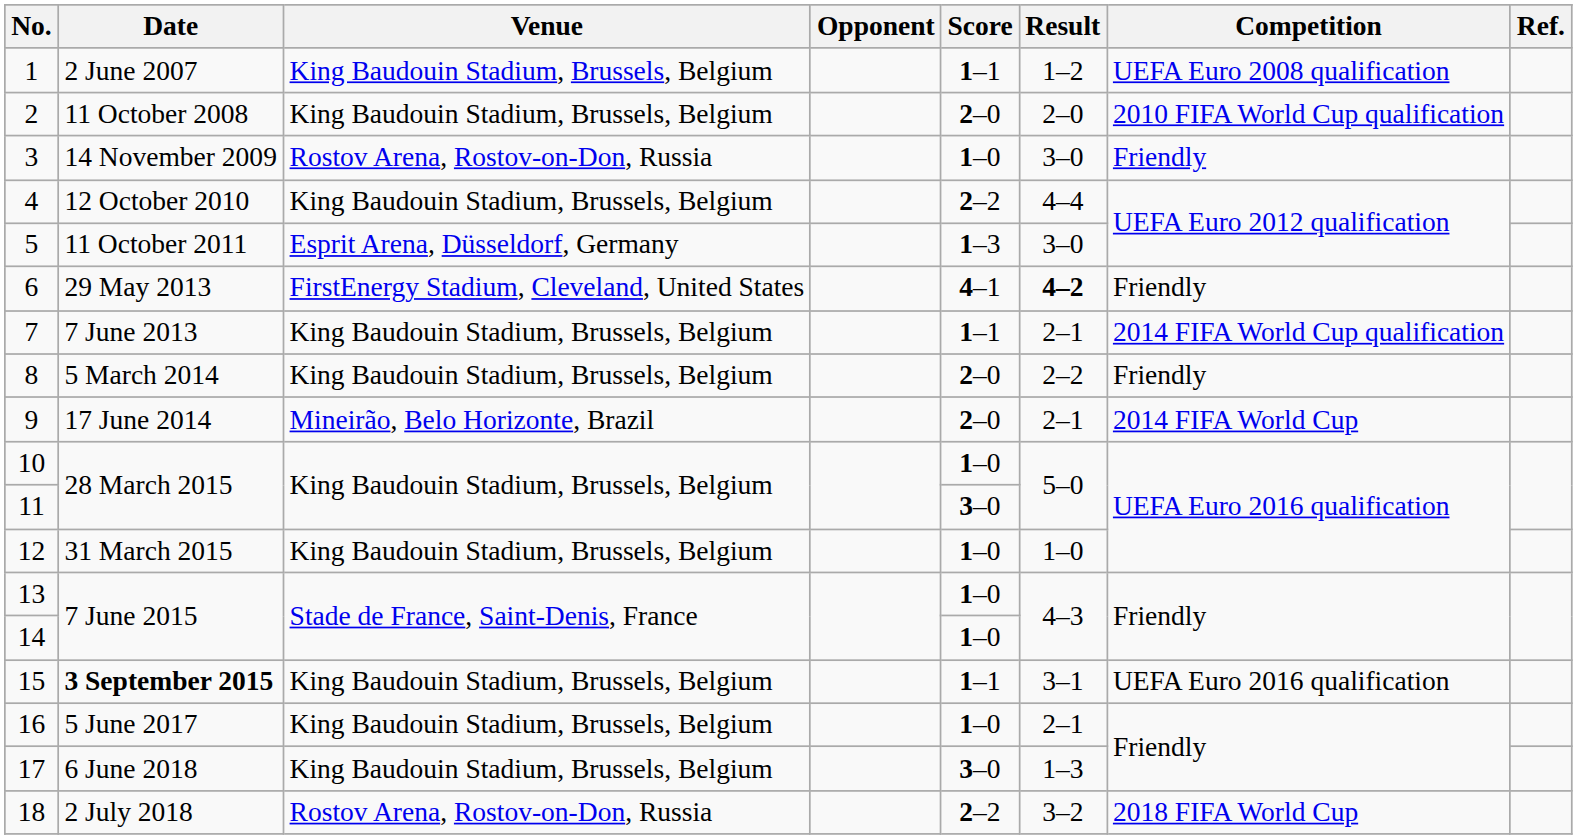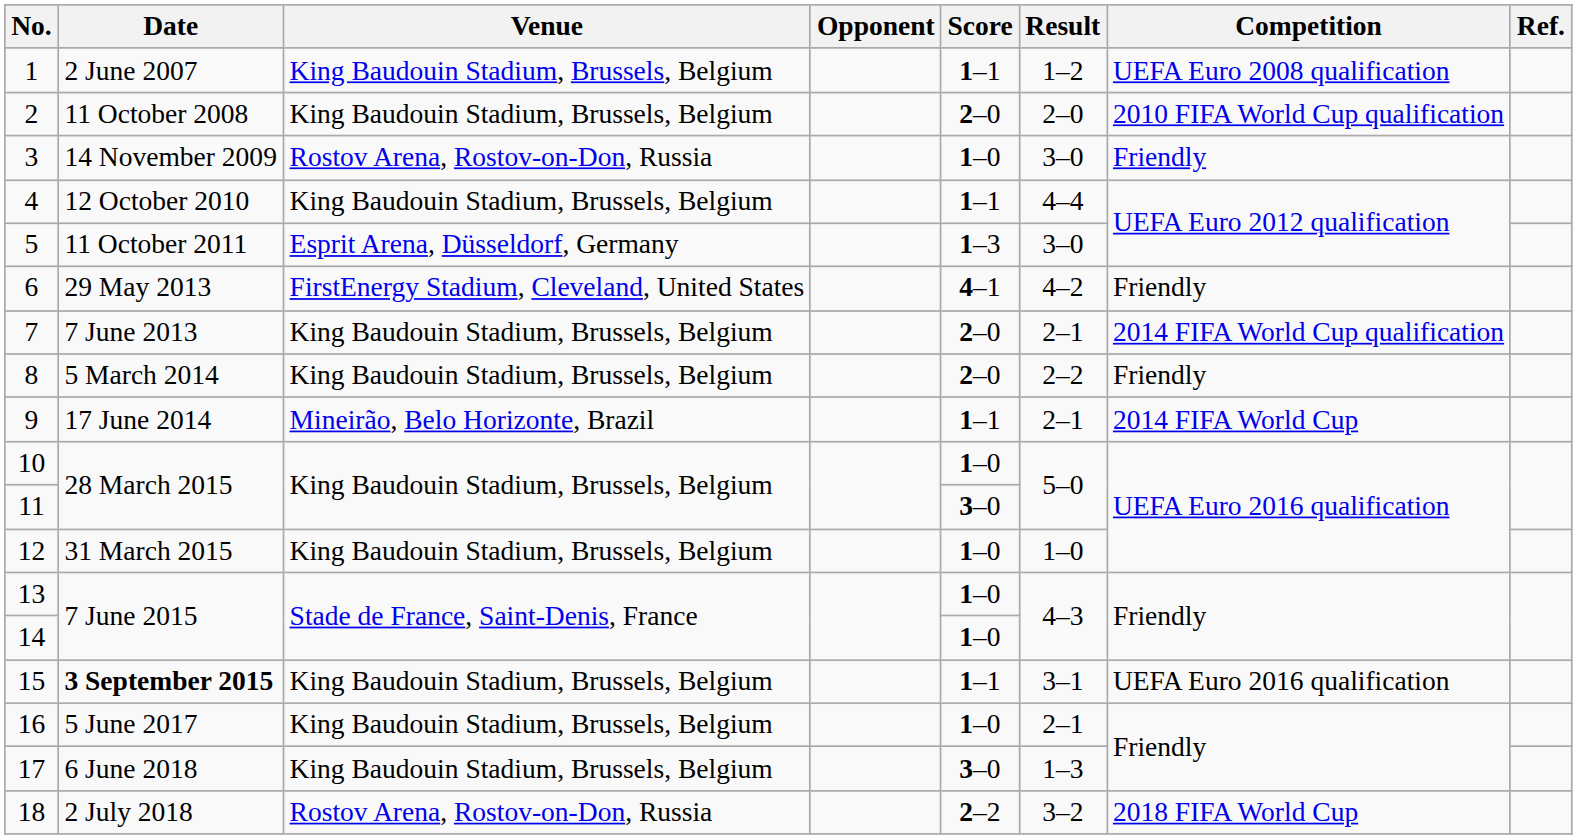(980, 200) 2–2 -> (980, 200) 1–1
(1063, 288) bold -> (1063, 288) normal
(980, 331) 1–1 -> (980, 331) 2–0
(980, 419) 2–0 -> (980, 419) 1–1
